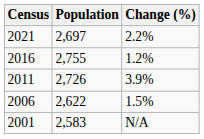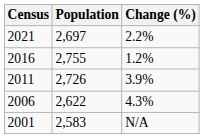(139, 101) 1.5% -> (139, 101) 4.3%
